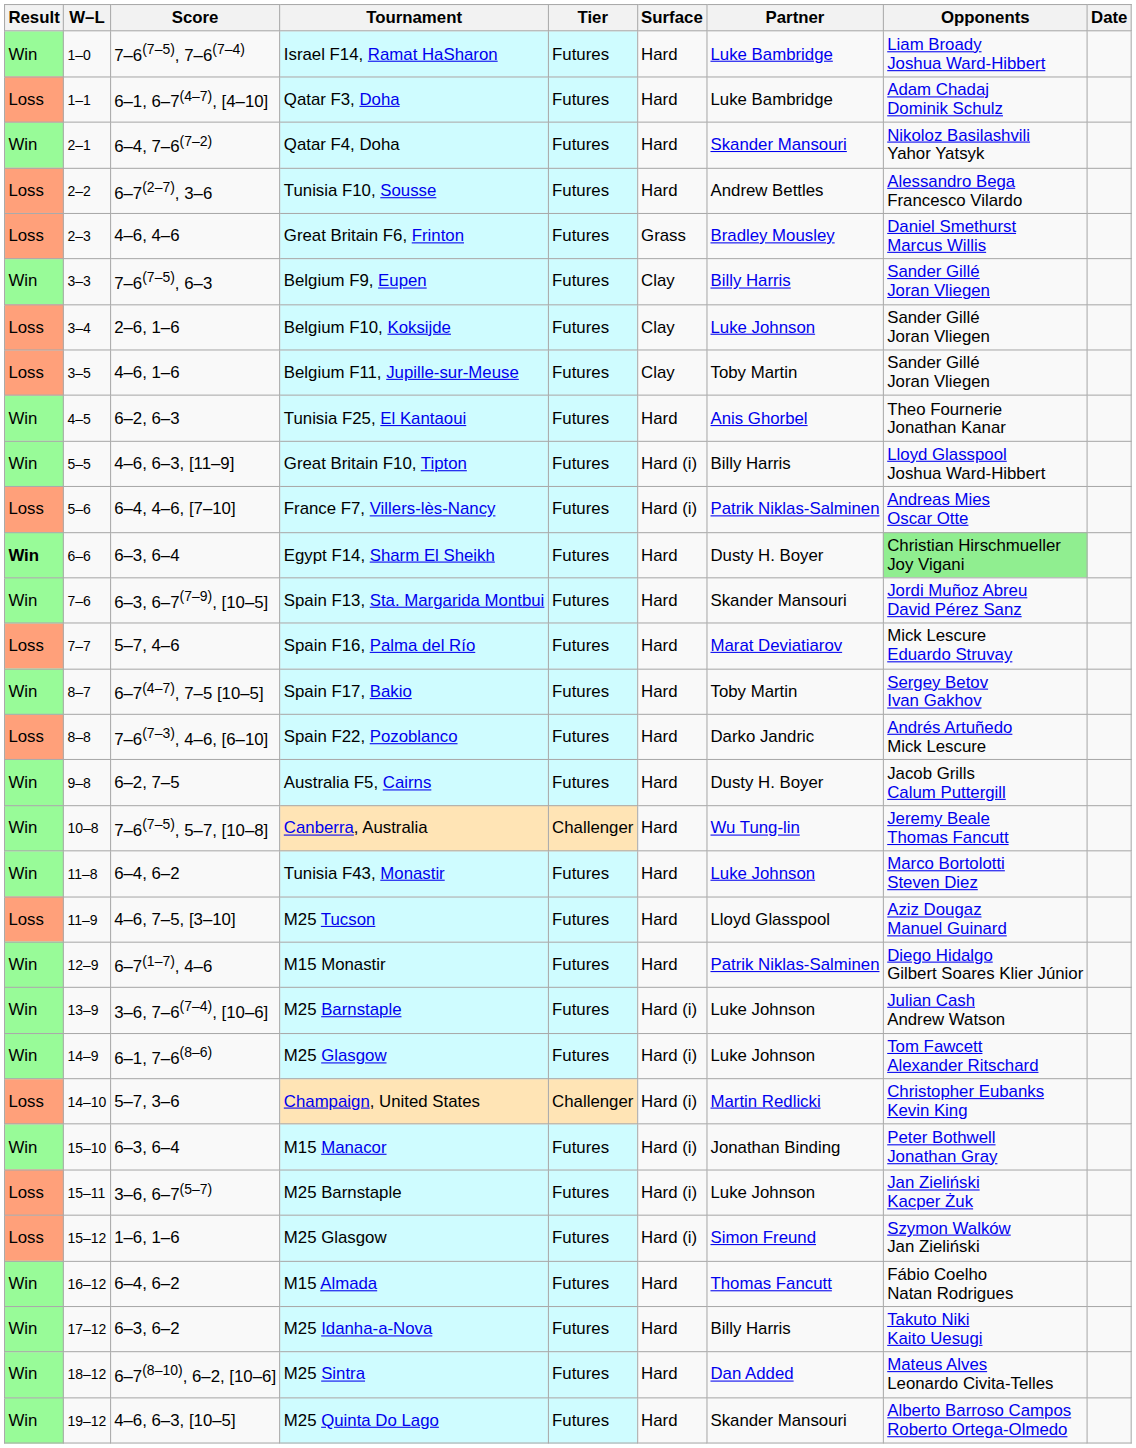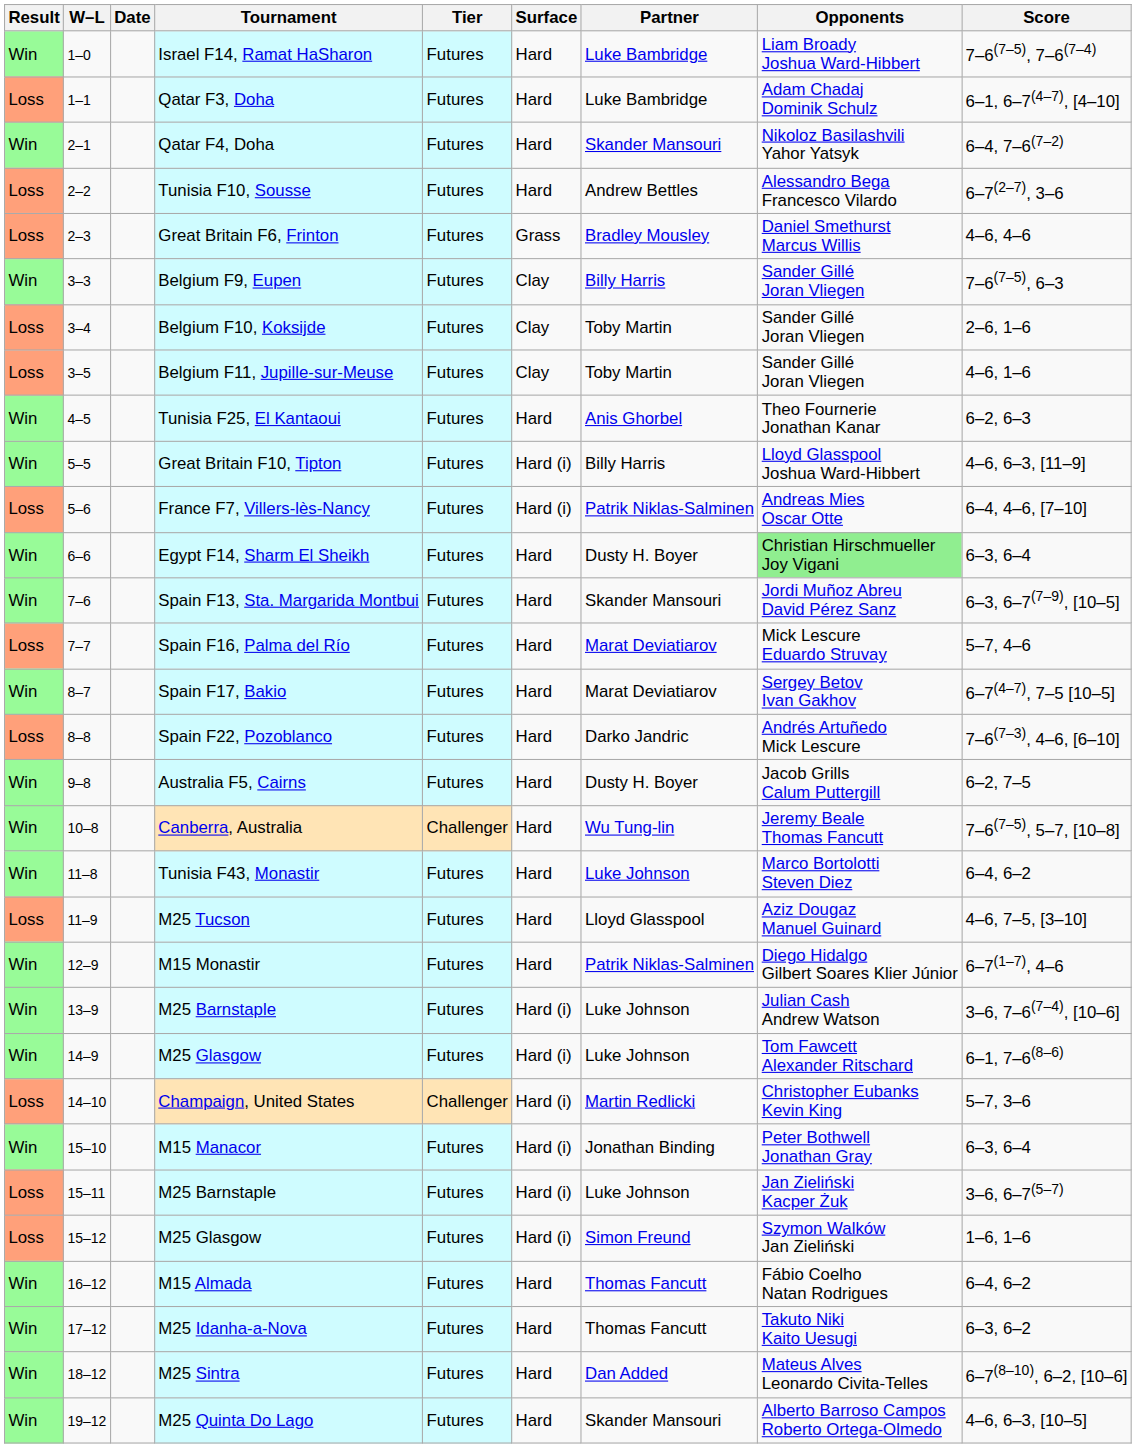columns swapped: (1109, 17) <-> (195, 17)
(763, 327) Luke Johnson -> (628, 327) Toby Martin
(24, 554) bold -> (23, 554) normal
(754, 691) Toby Martin -> (651, 691) Marat Deviatiarov
(751, 1329) Billy Harris -> (646, 1329) Thomas Fancutt
